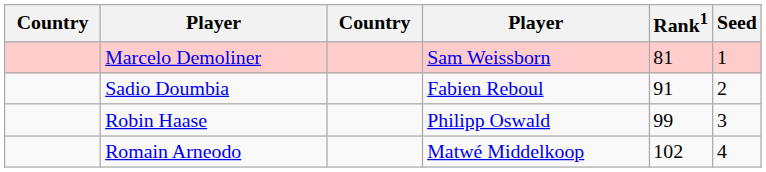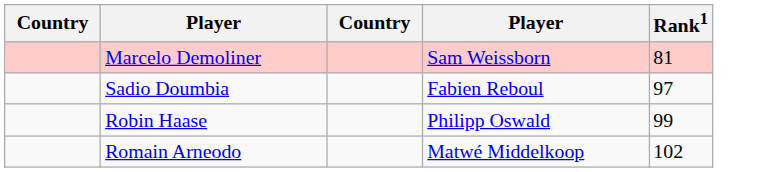- column: (737, 22)
(663, 88) 91 -> (663, 88) 97
